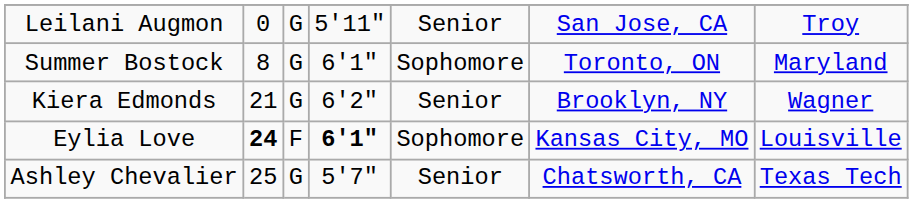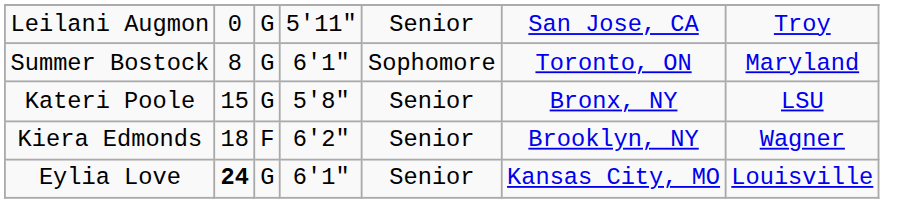+ row: (110, 101)
(263, 101) 21 -> (235, 140) 18
(296, 101) G -> (267, 140) F
(296, 140) F -> (267, 178) G
(350, 140) bold -> (321, 178) normal
(460, 140) Sophomore -> (432, 178) Senior
- row: (124, 178)
